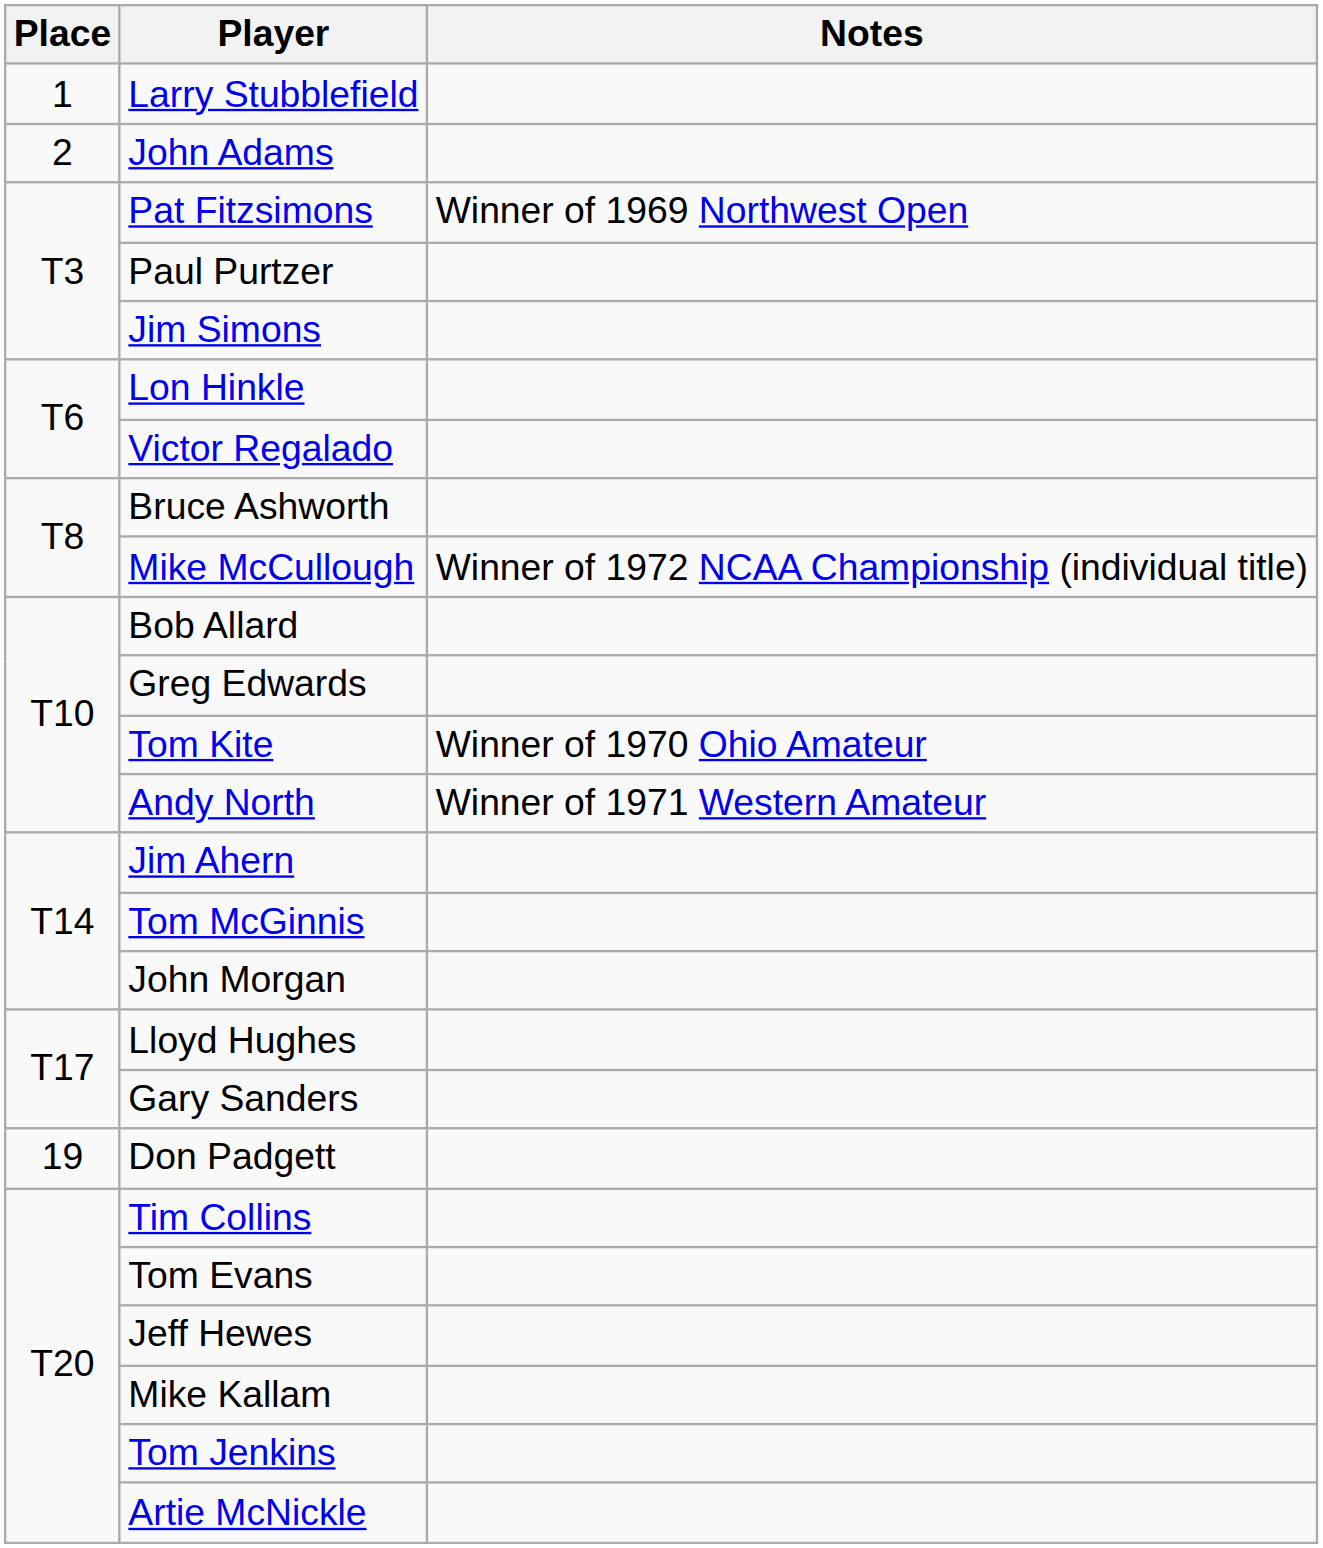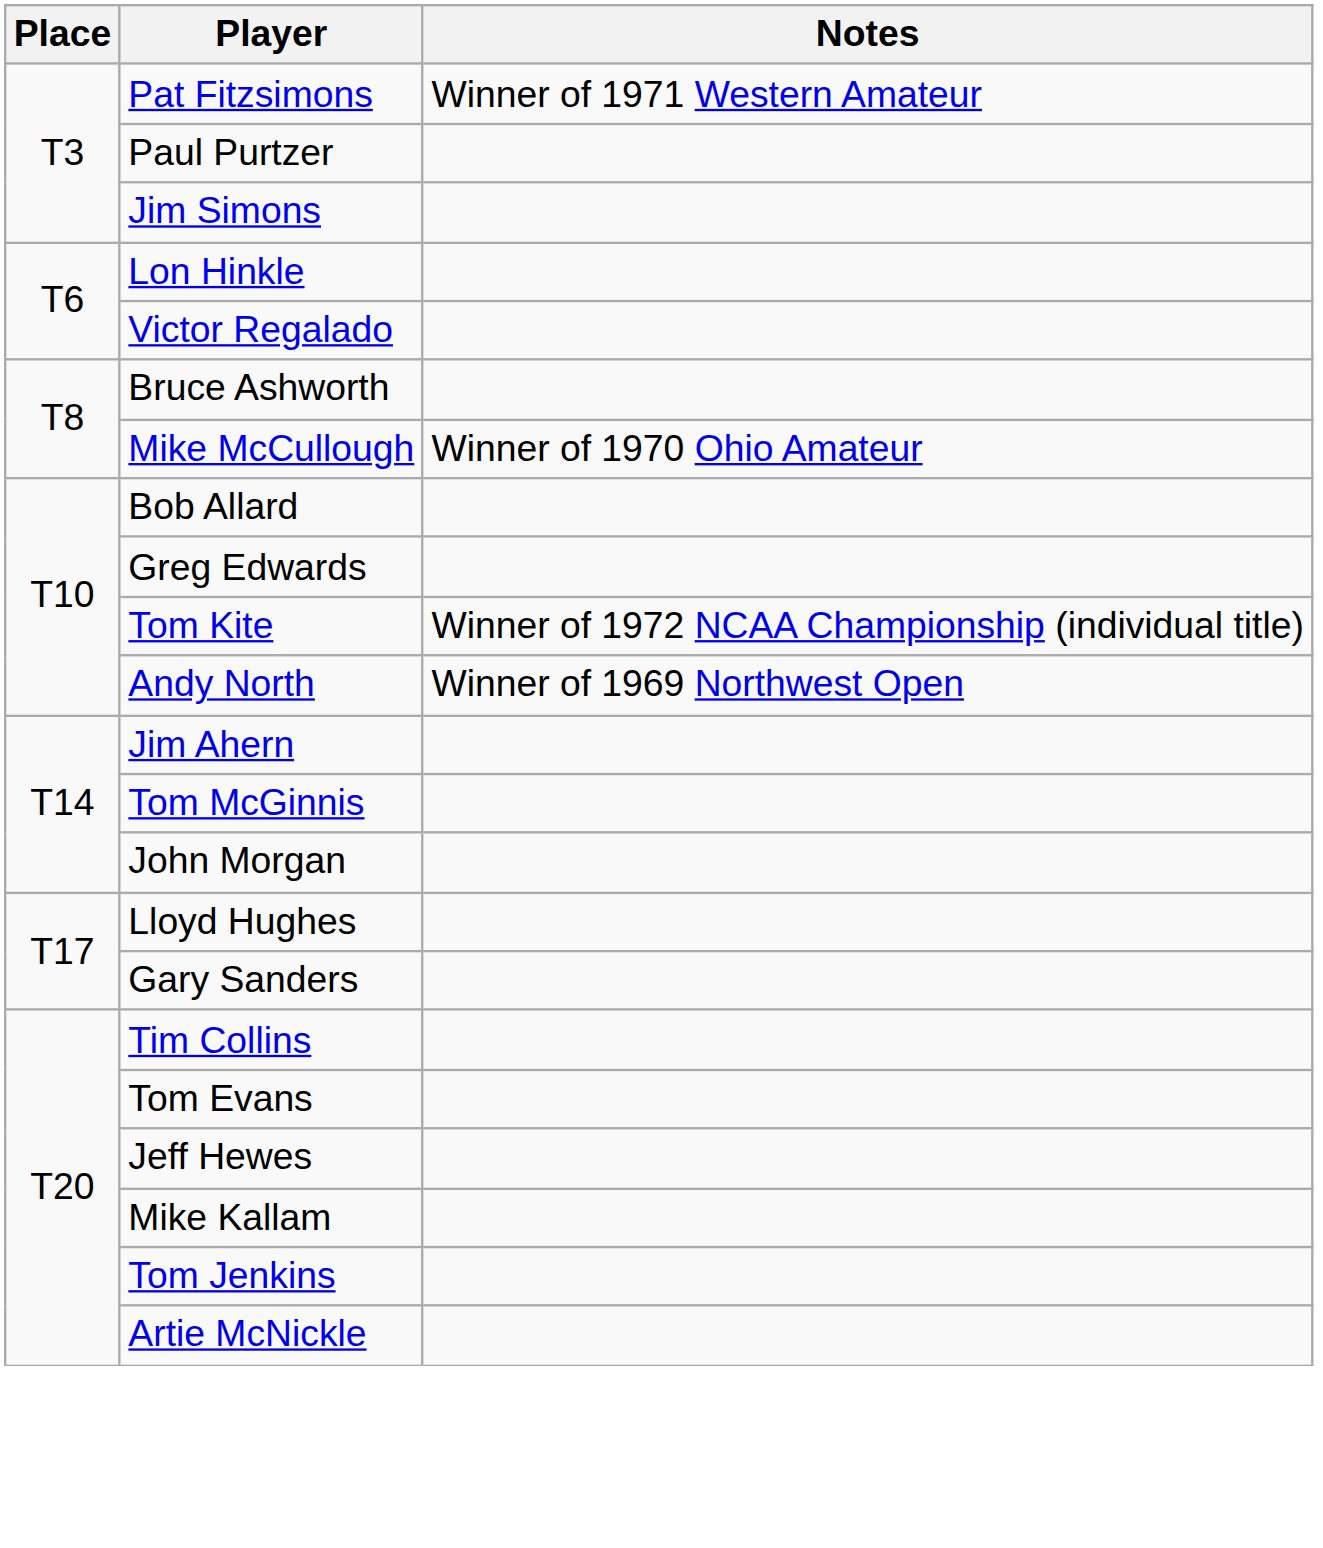- row: (273, 93)
- row: (231, 152)
(702, 211) Winner of 1969 Northwest Open -> (707, 93) Winner of 1971 Western Amateur
(872, 566) Winner of 1972 NCAA Championship (individual title) -> (677, 447) Winner of 1970 Ohio Amateur
(681, 743) Winner of 1970 Ohio Amateur -> (868, 625) Winner of 1972 NCAA Championship (individual title)
(711, 802) Winner of 1971 Western Amateur -> (698, 684) Winner of 1969 Northwest Open
- row: (232, 1157)
